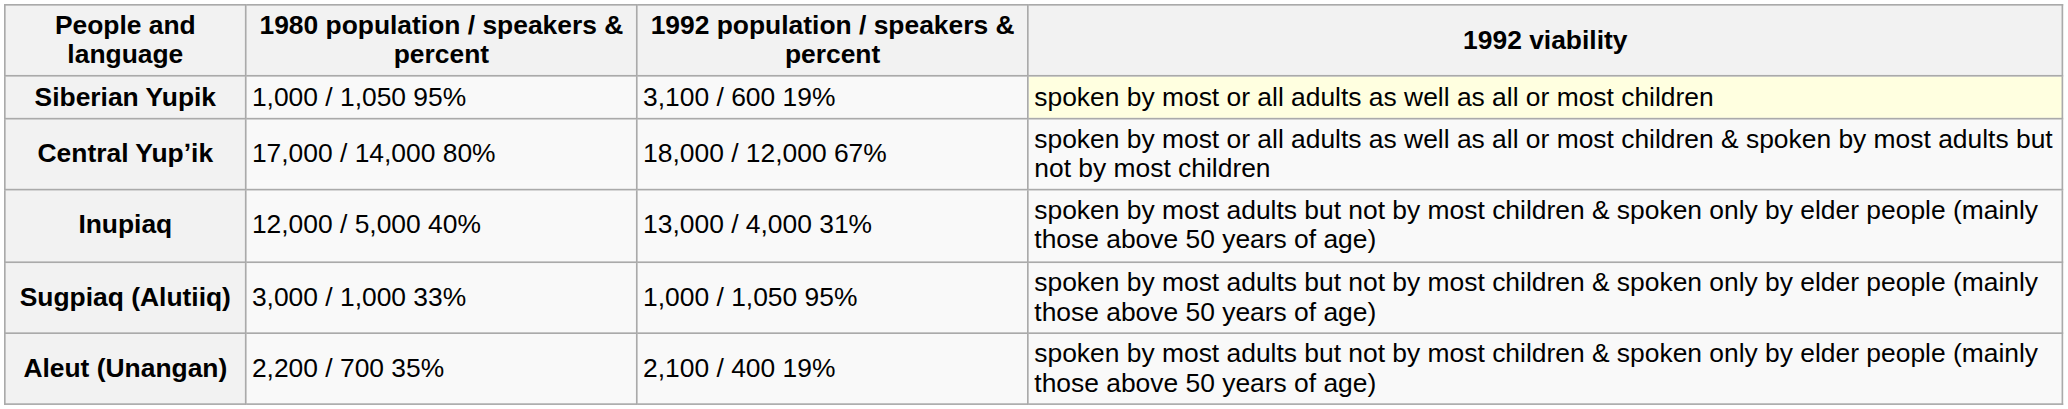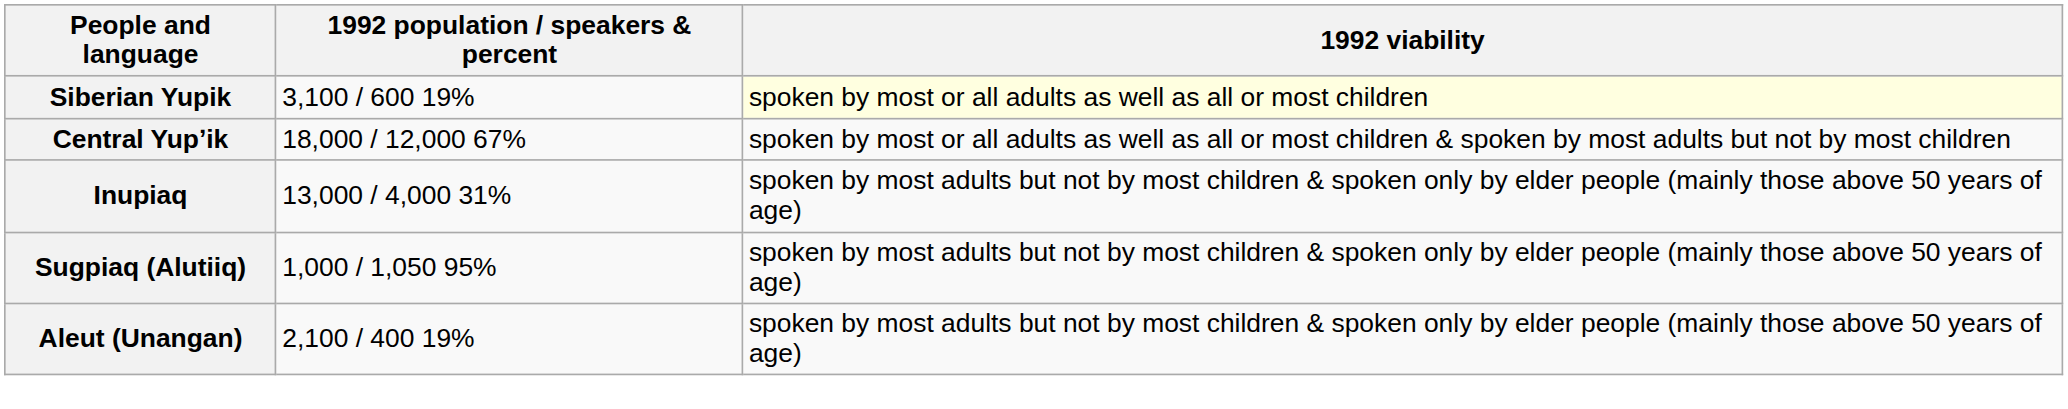- column: (441, 40)
